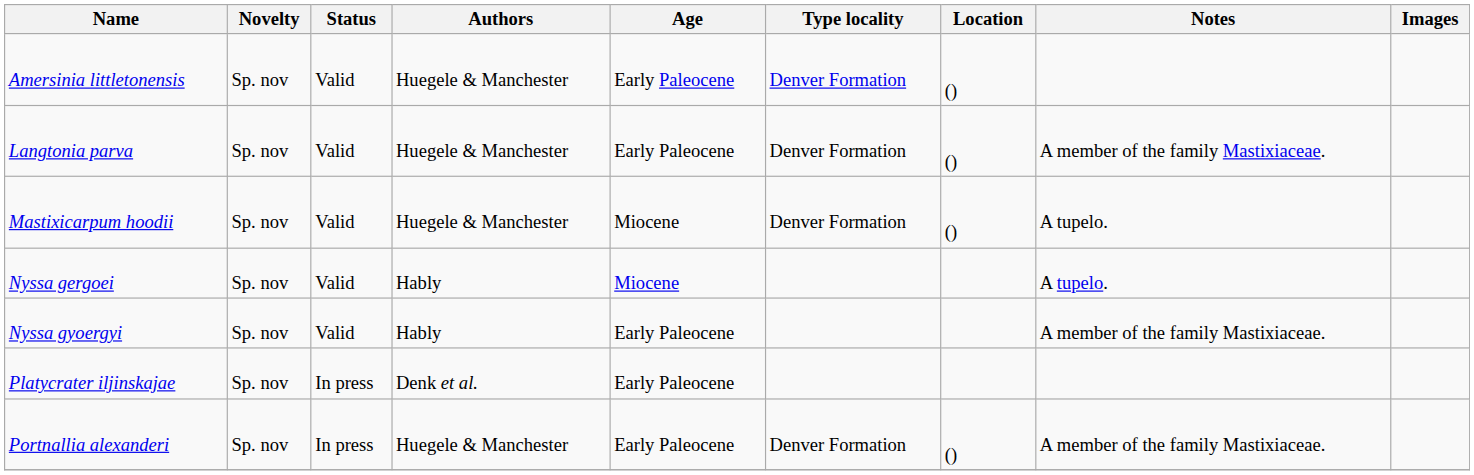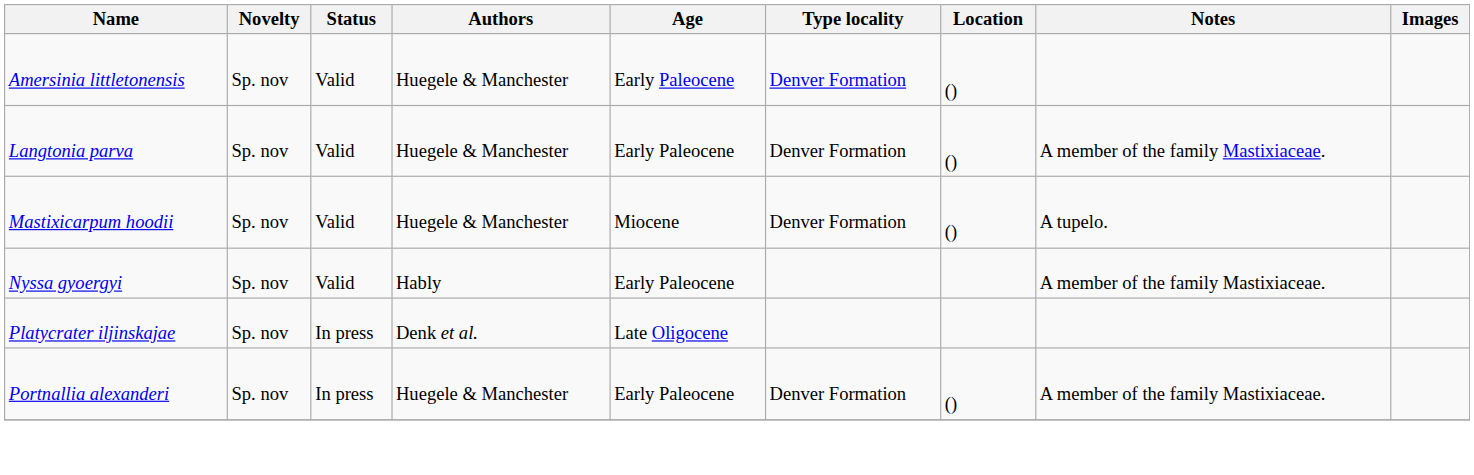- row: (61, 283)
(674, 383) Early Paleocene -> (671, 333) Late Oligocene
